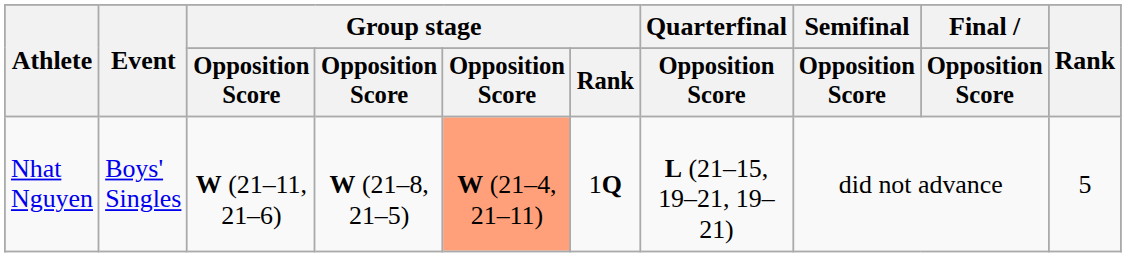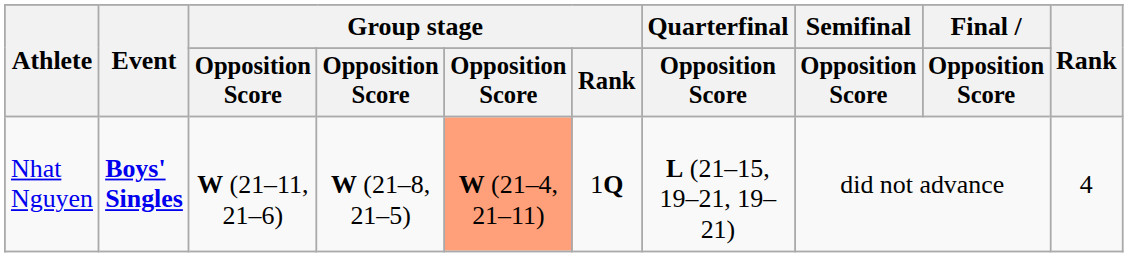(143, 184) normal -> (144, 184) bold
(1085, 184) 5 -> (1086, 184) 4
